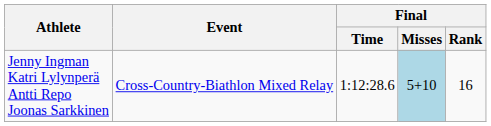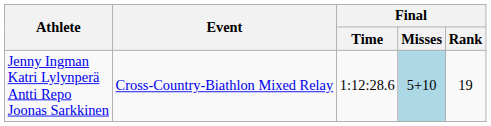(466, 85) 16 -> (466, 85) 19
